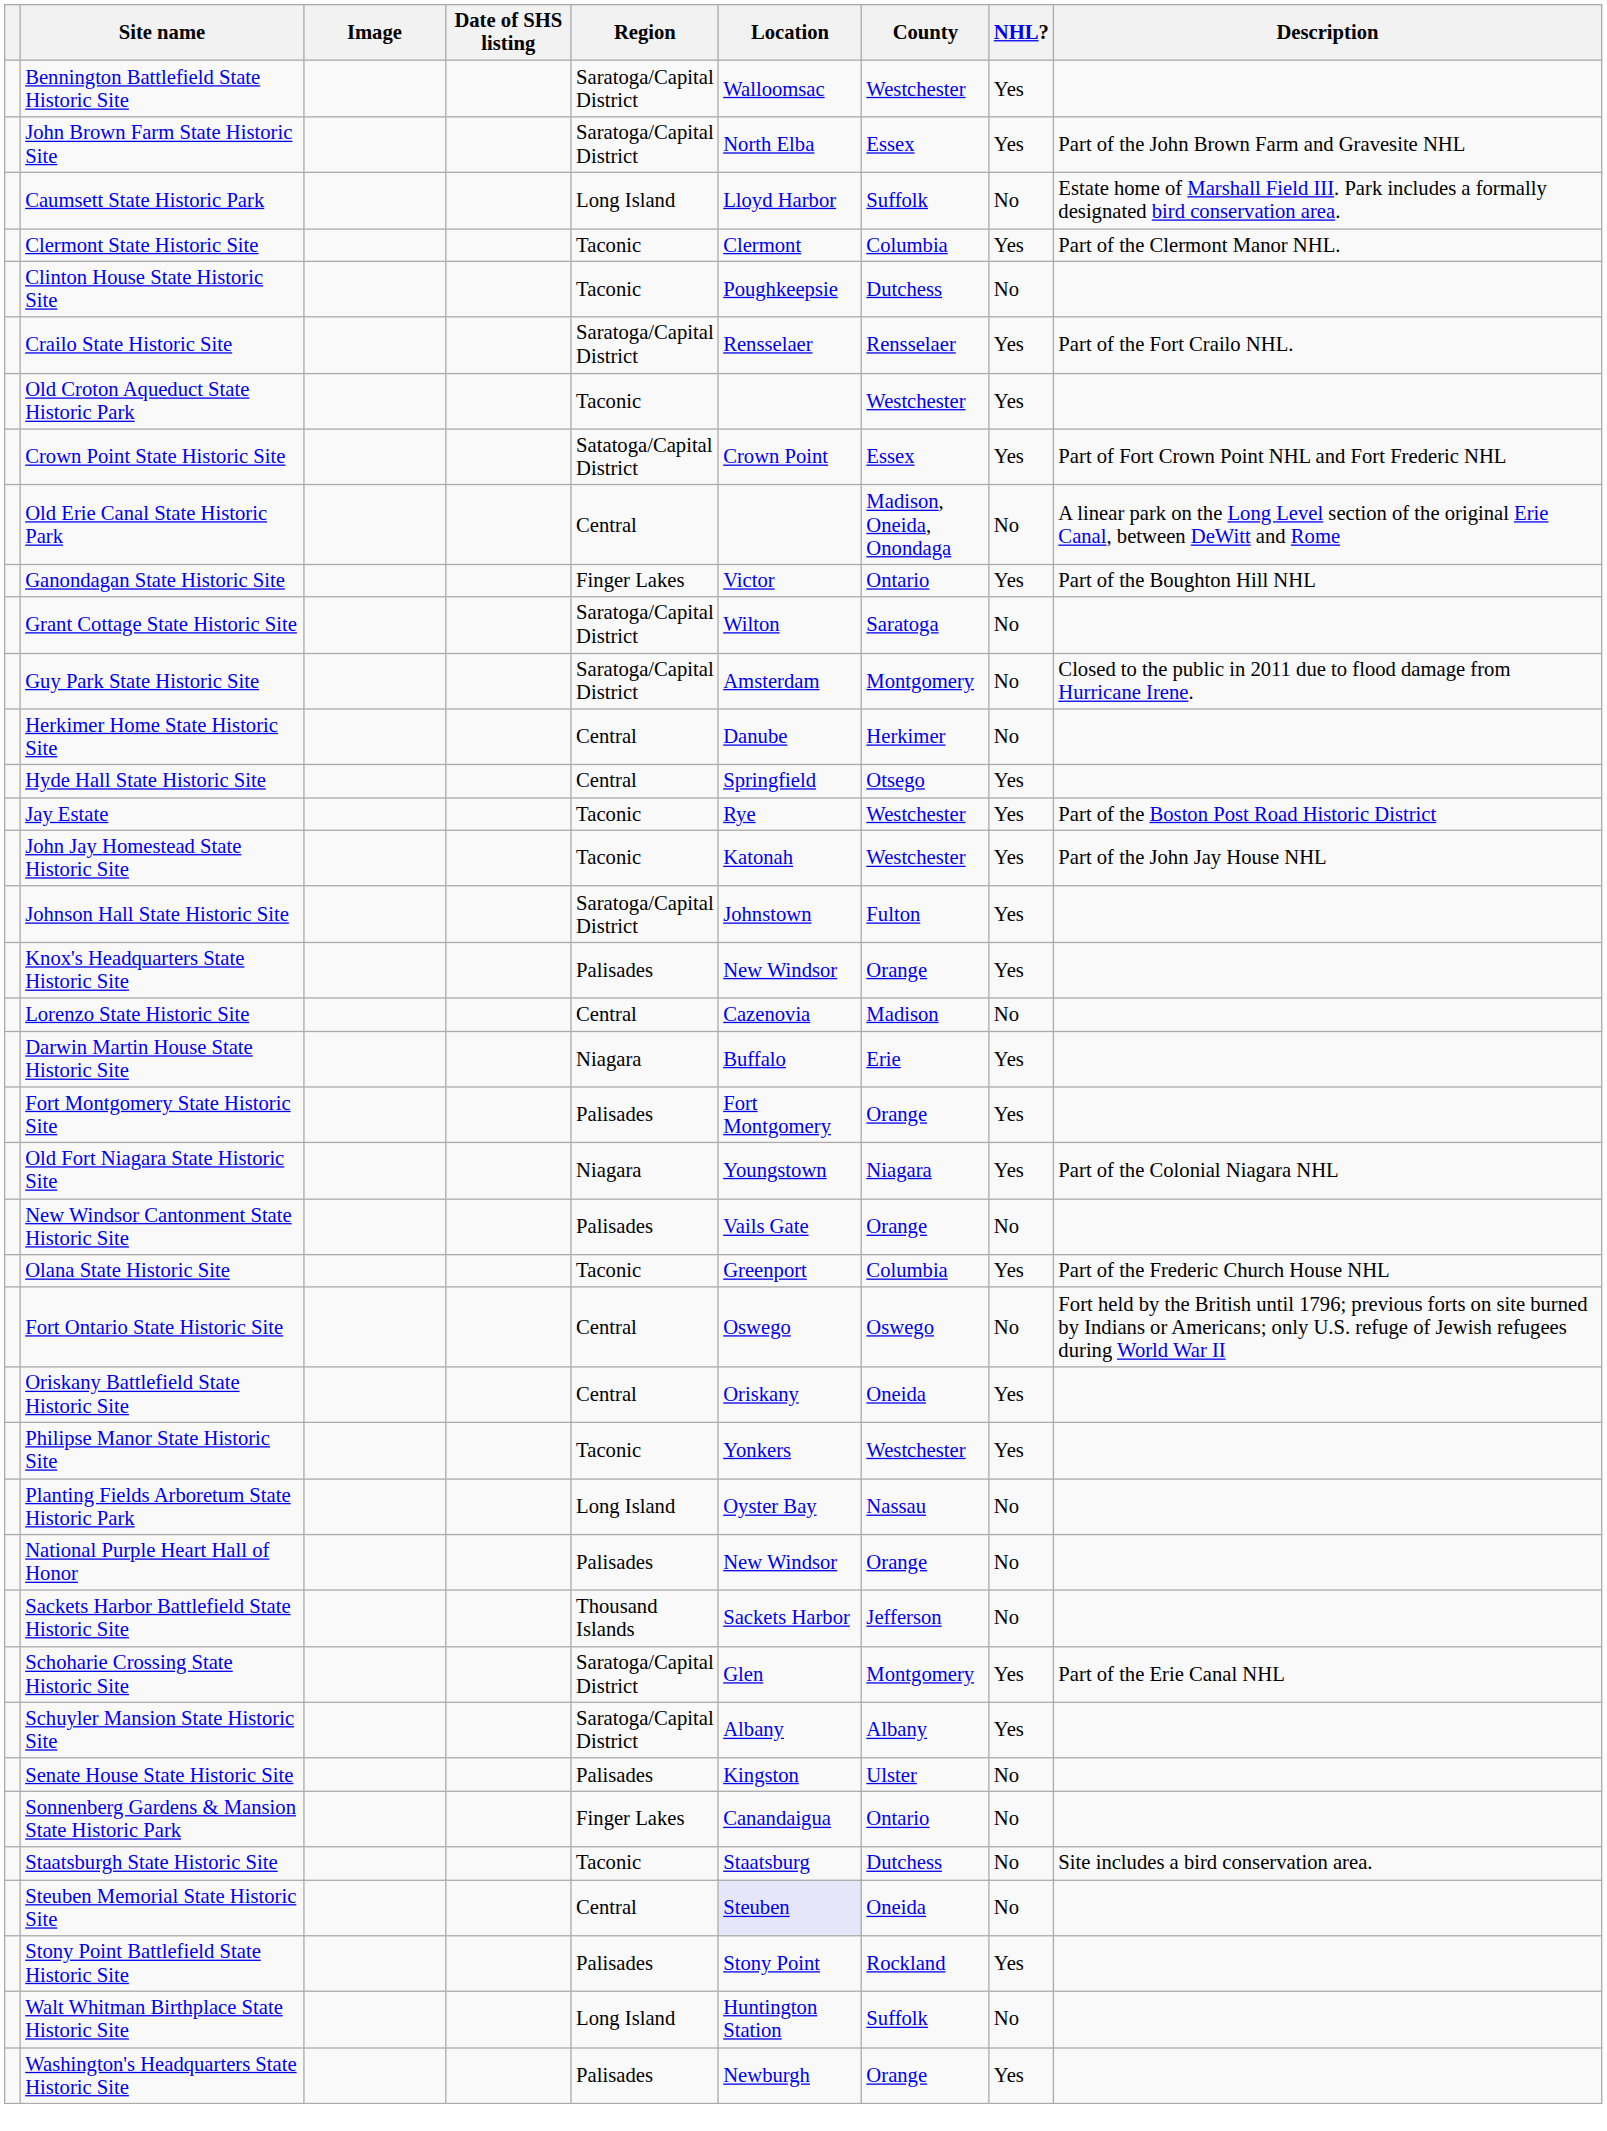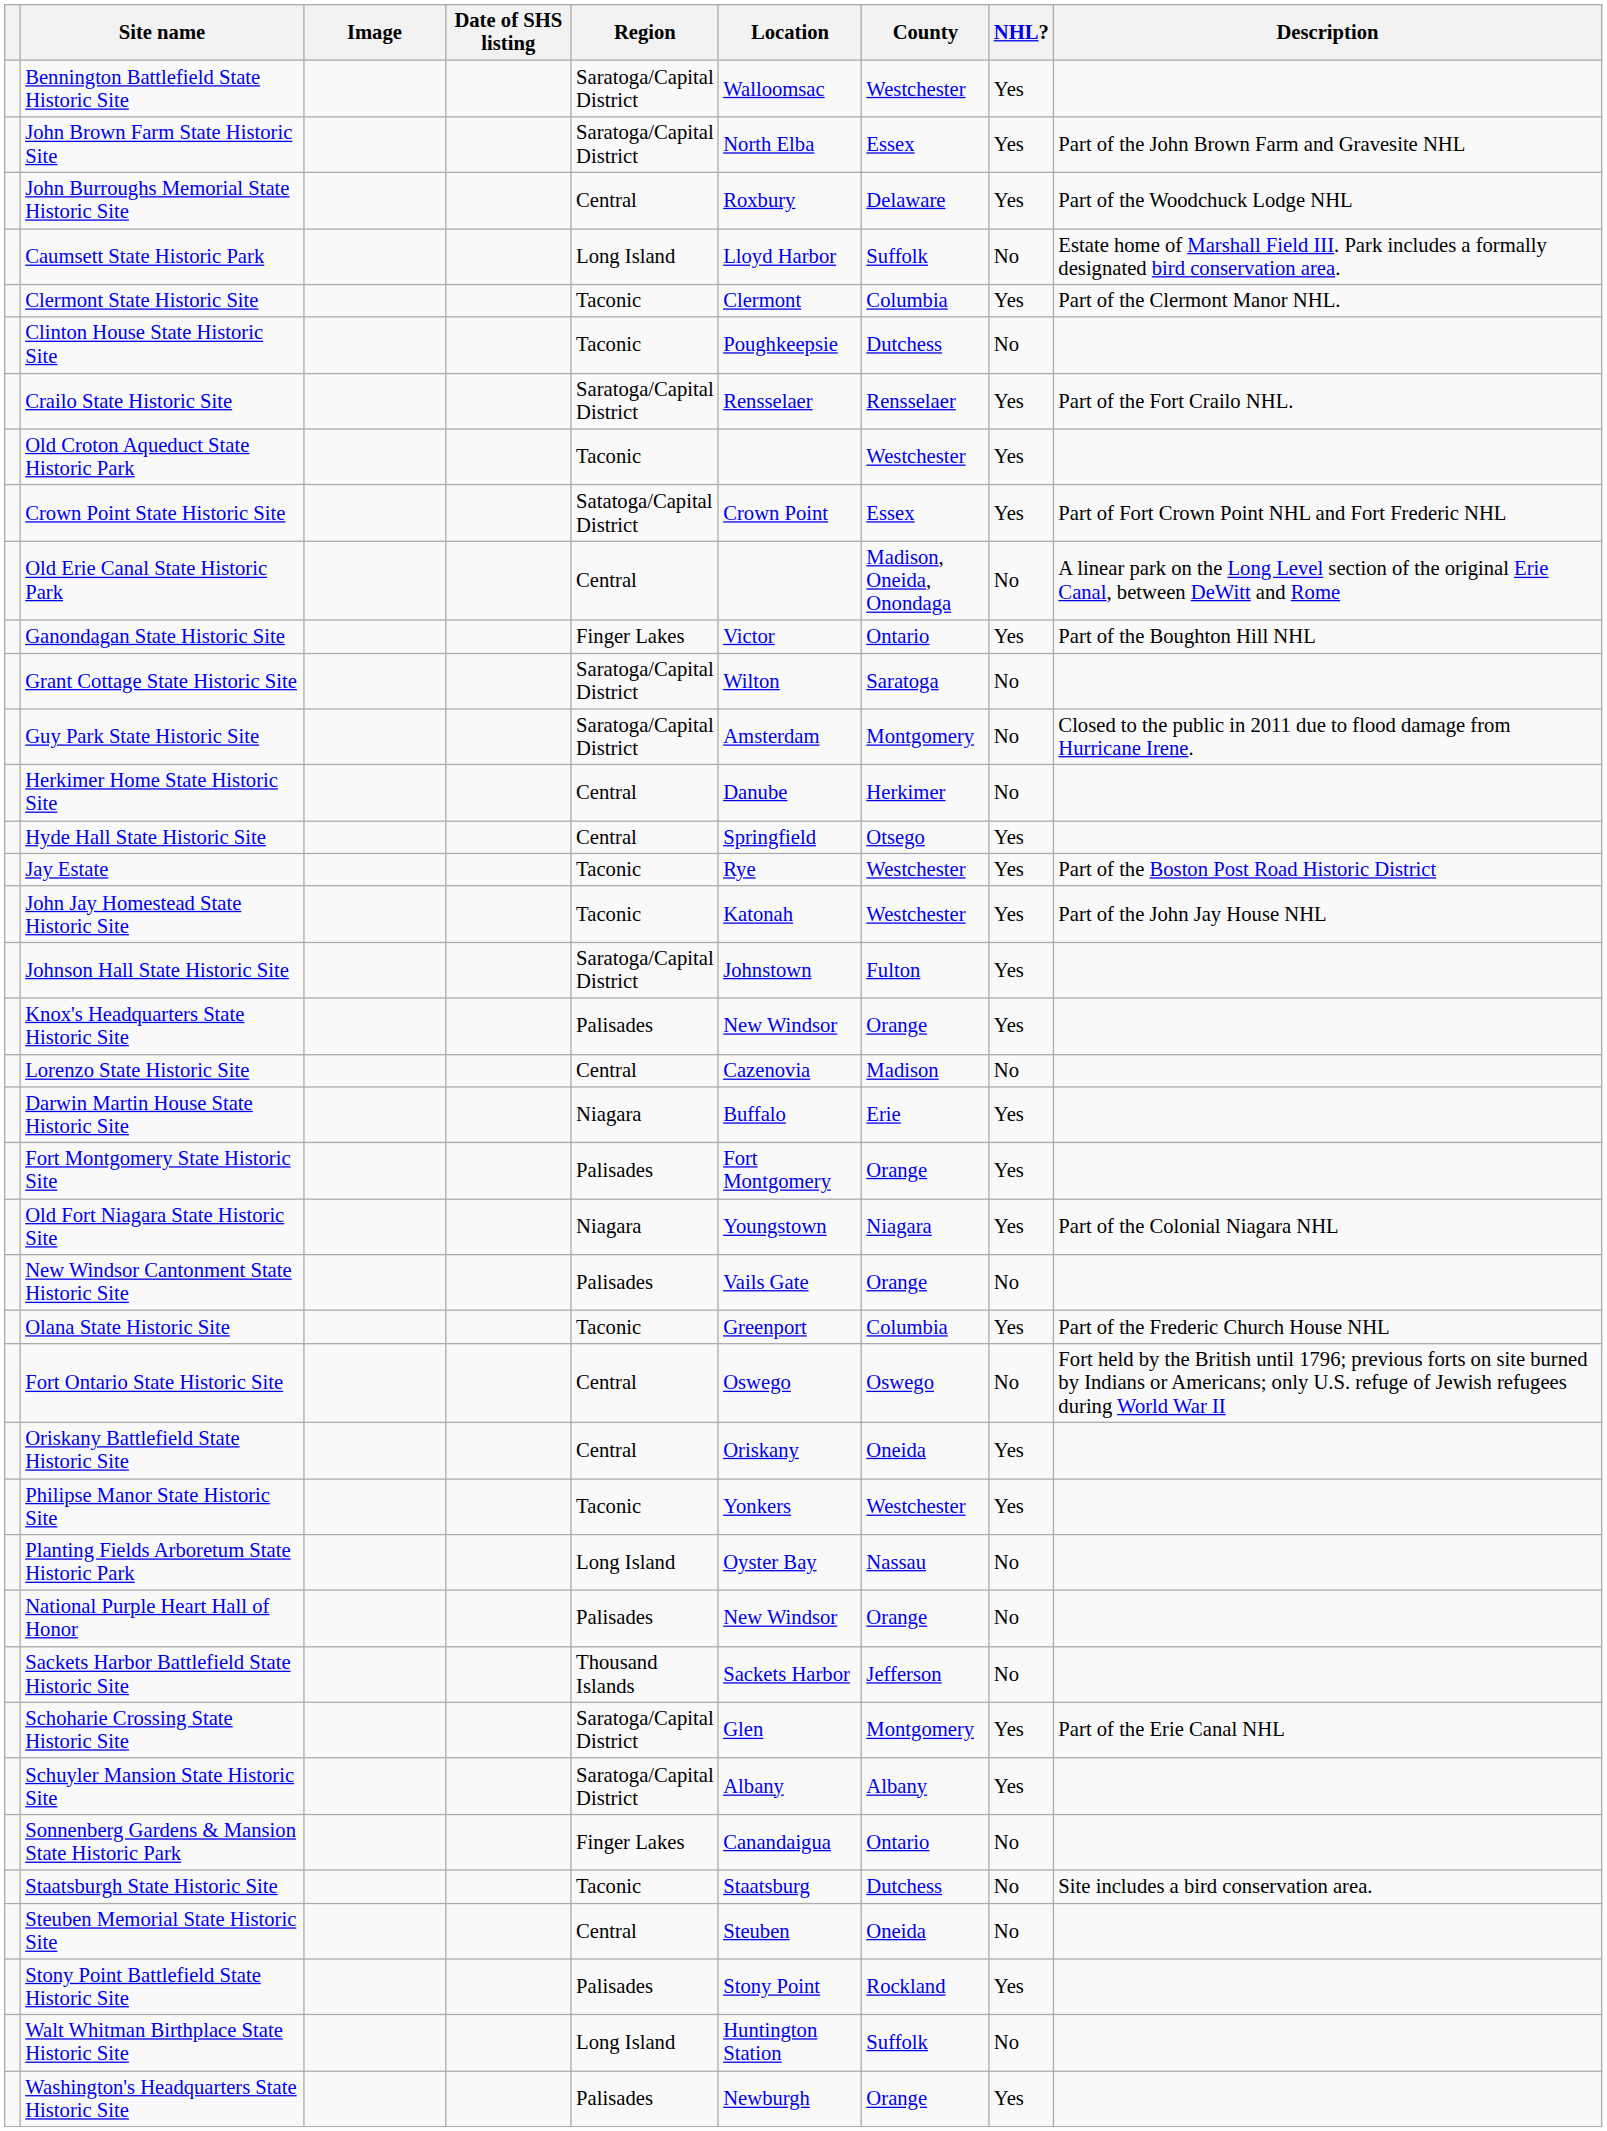+ row: (157, 200)
- row: (159, 1774)
(756, 1907) lavender background -> (756, 1930) no background
